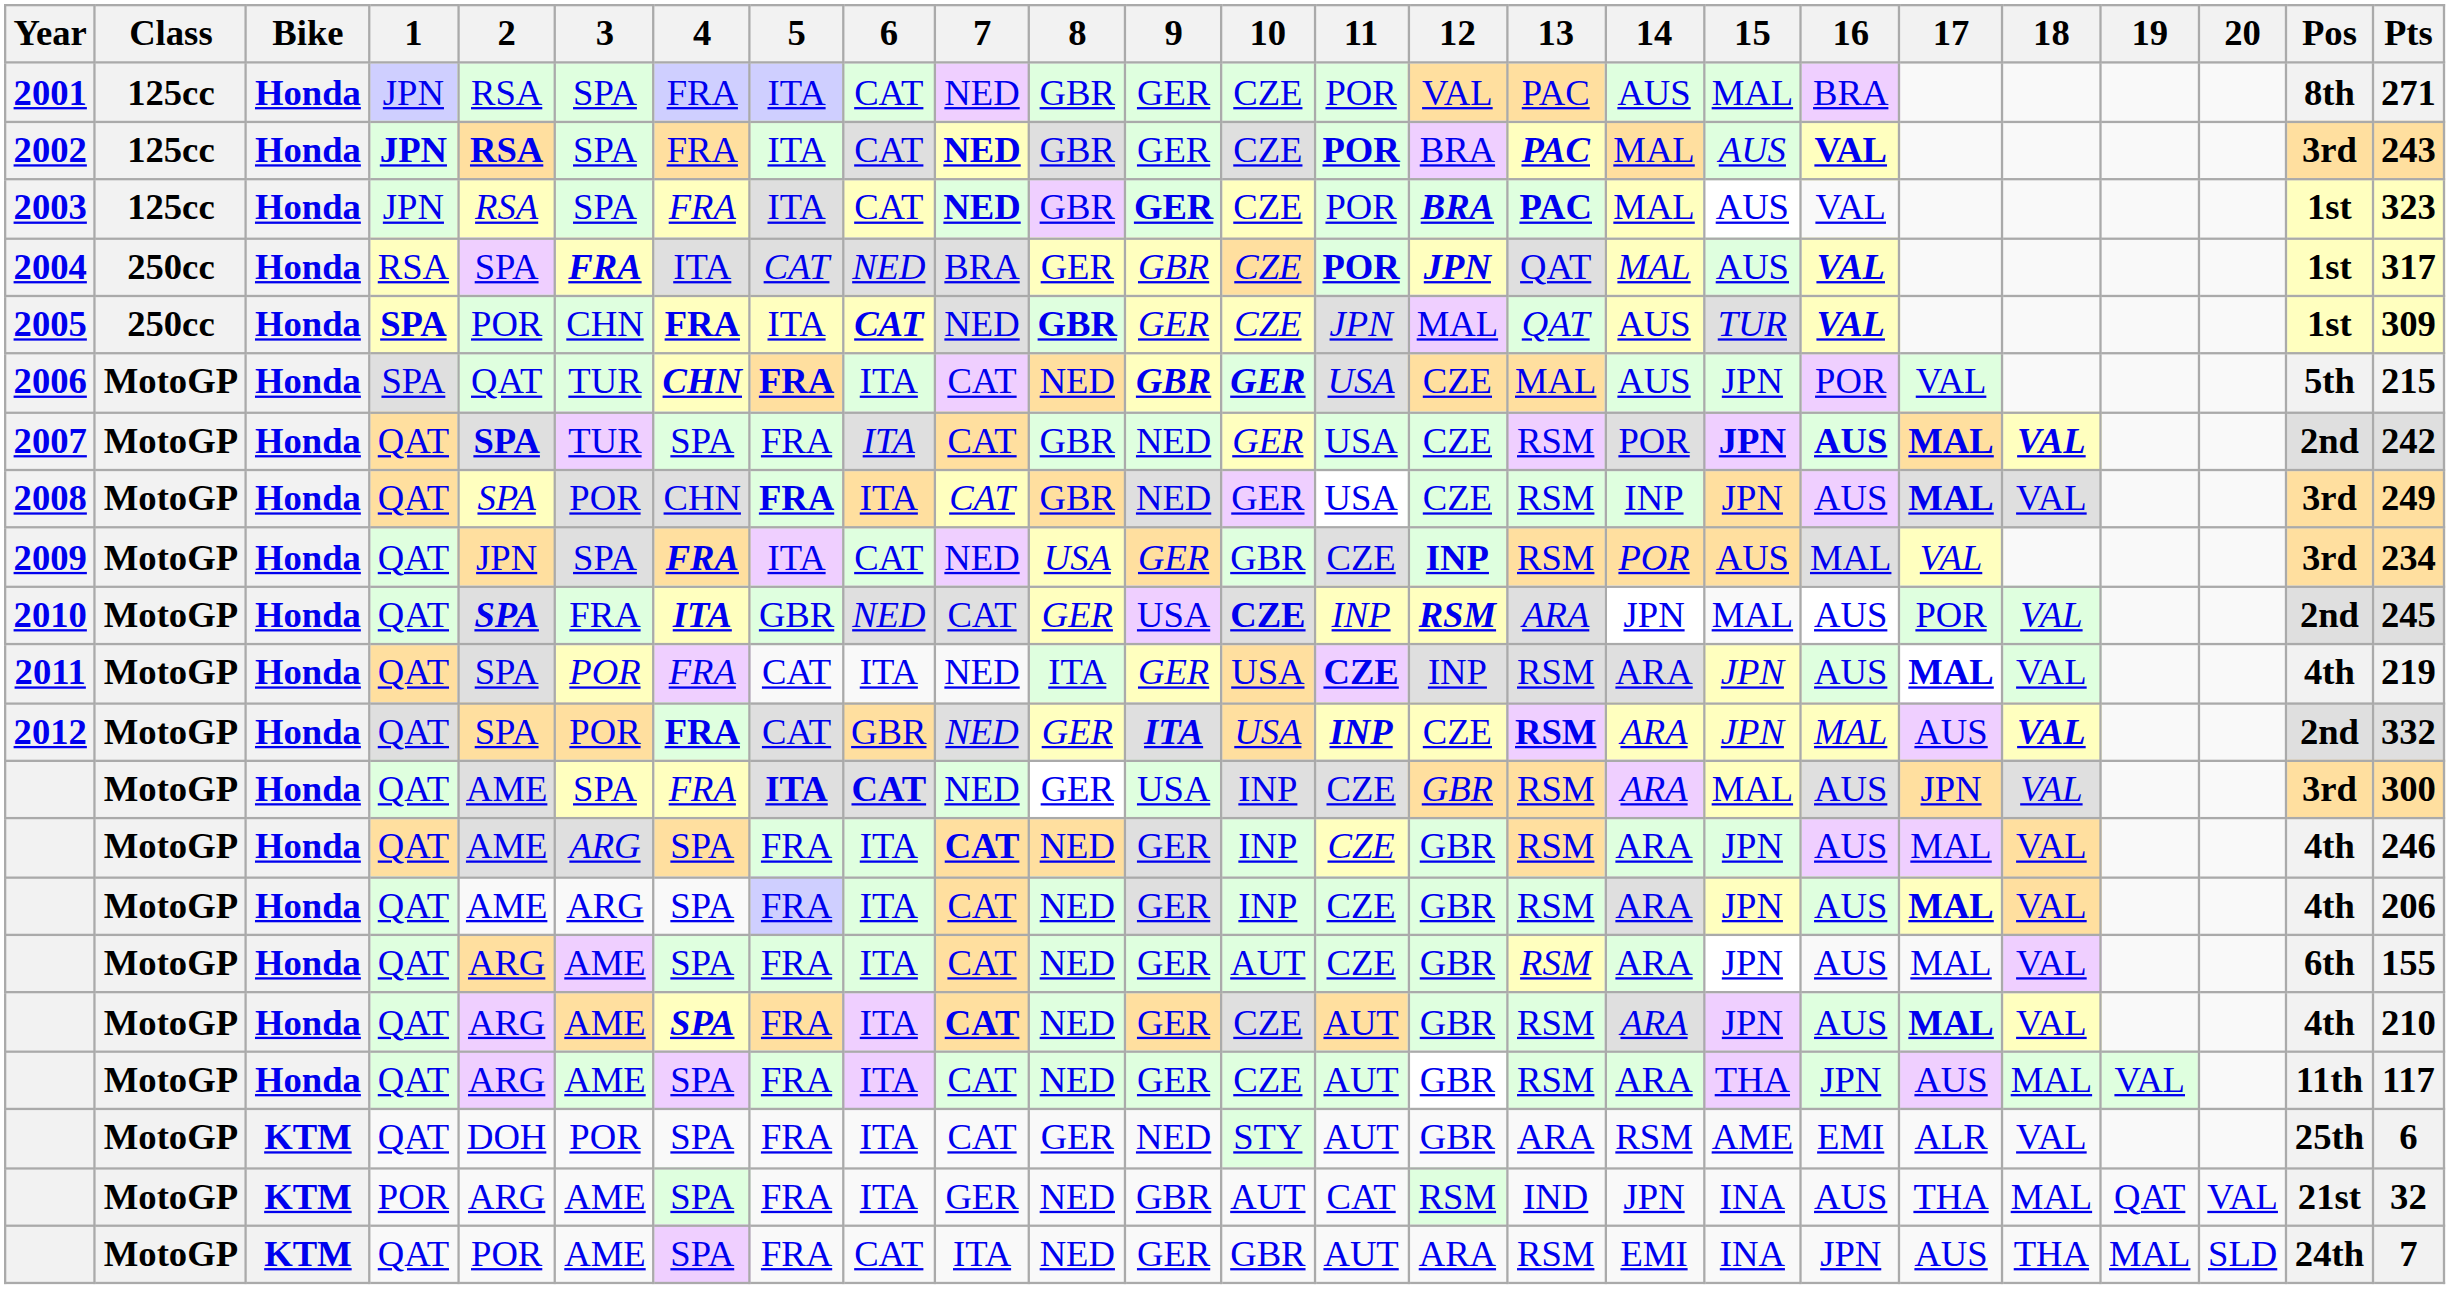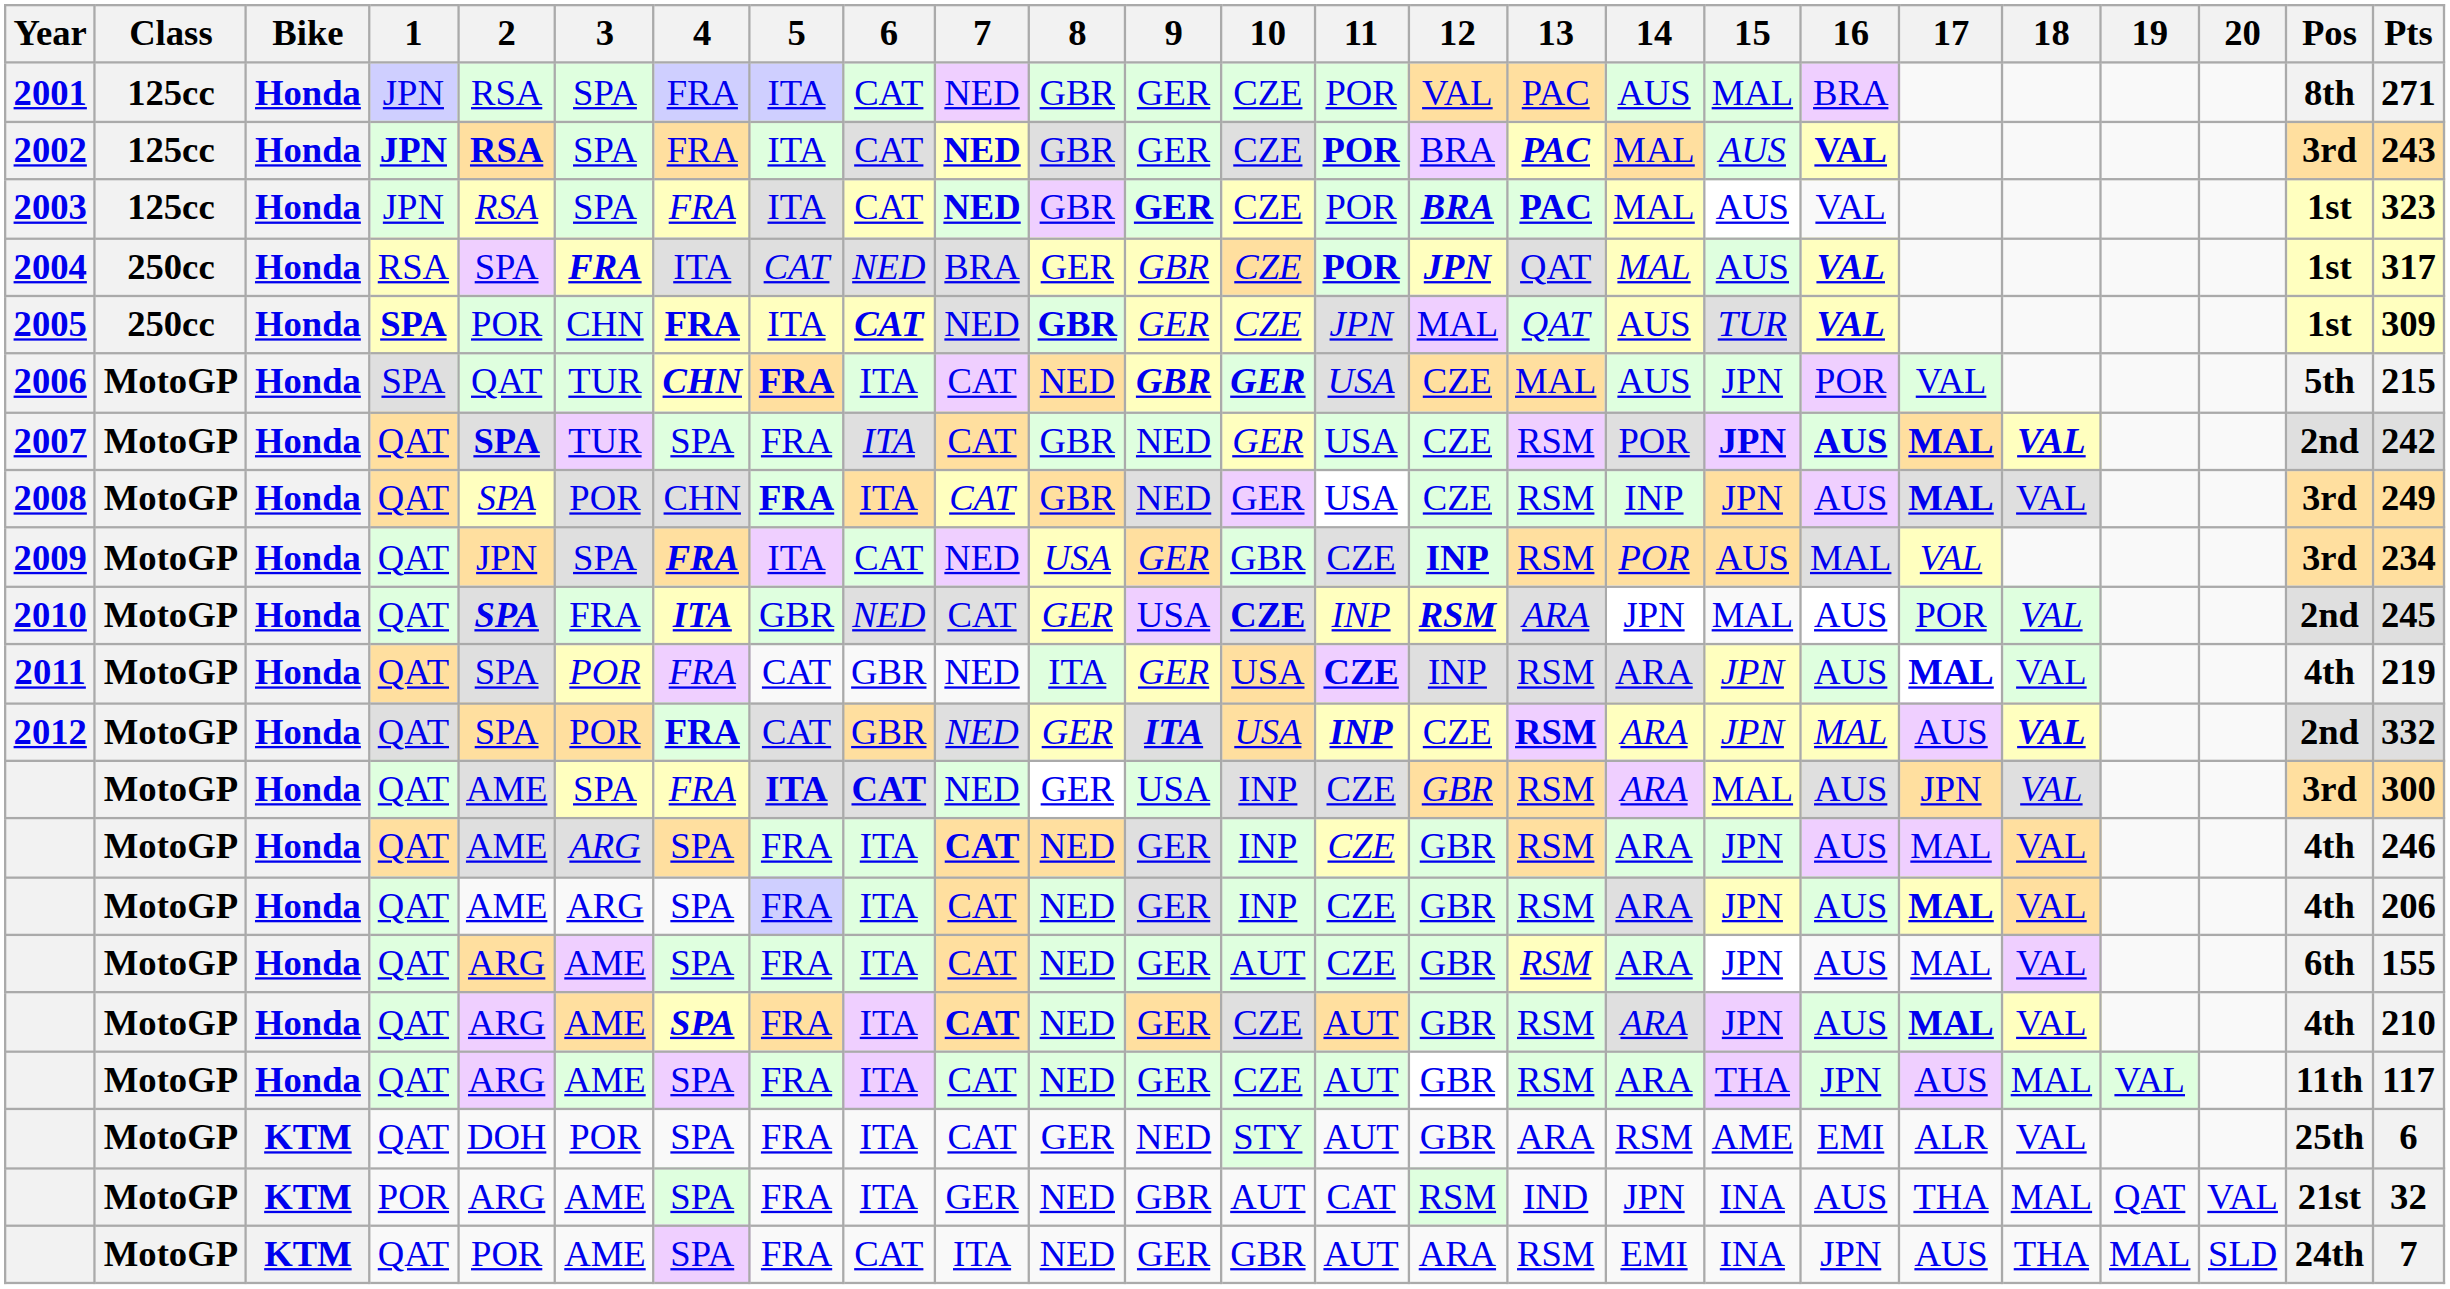(889, 672) ITA -> (889, 672) GBR
